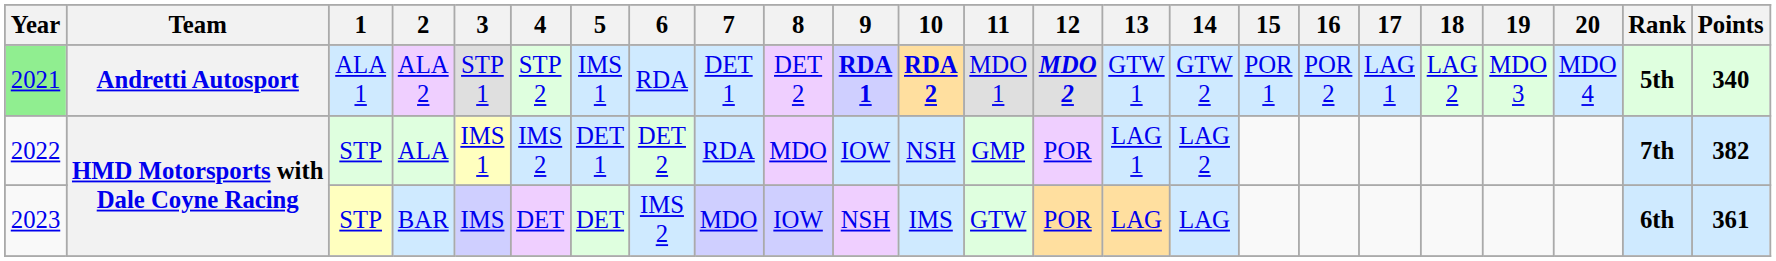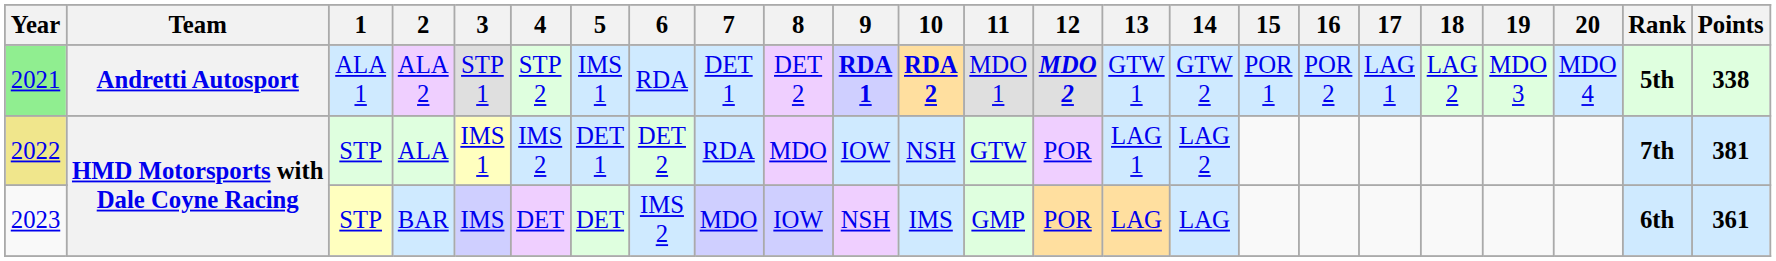(1731, 79) 340 -> (1731, 79) 338
(36, 149) no background -> (36, 149) khaki background
(998, 149) GMP -> (998, 149) GTW
(1731, 149) 382 -> (1731, 149) 381
(998, 219) GTW -> (998, 219) GMP
